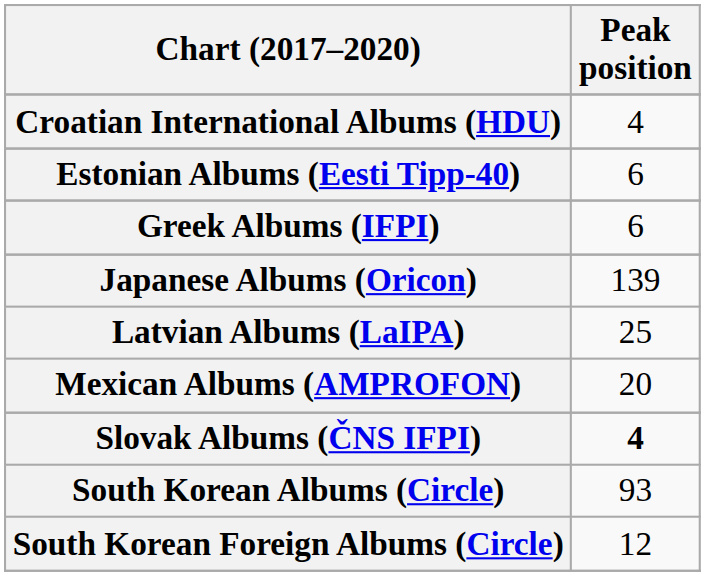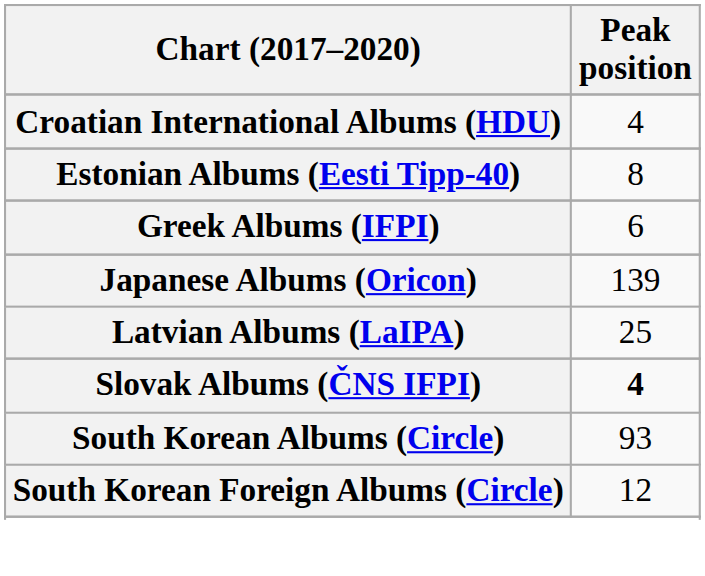(635, 173) 6 -> (635, 173) 8
- row: (288, 385)
